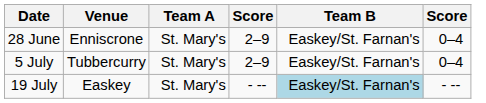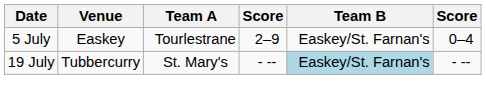- row: (34, 39)
(106, 62) Tubbercurry -> (101, 39) Easkey
(189, 62) St. Mary's -> (191, 39) Tourlestrane
(106, 86) Easkey -> (101, 62) Tubbercurry
